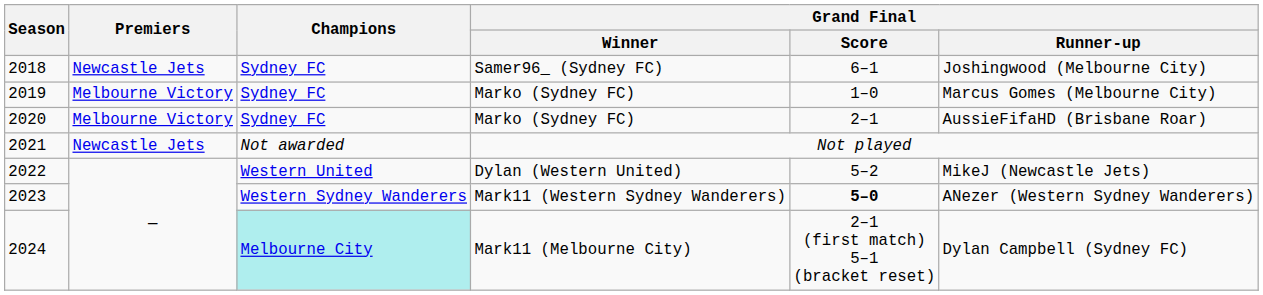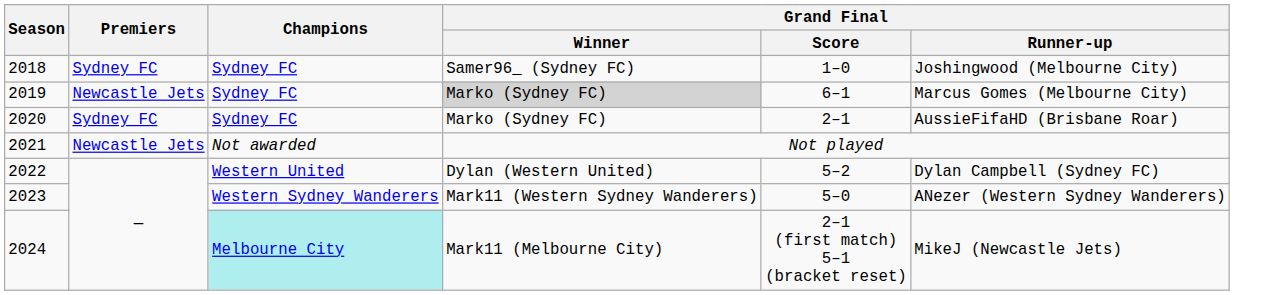(139, 69) Newcastle Jets -> (115, 69) Sydney FC
(864, 69) 6–1 -> (836, 69) 1–0
(153, 94) Melbourne Victory -> (139, 94) Newcastle Jets
(555, 94) no background -> (526, 94) lightgrey background
(864, 94) 1–0 -> (836, 94) 6–1
(153, 120) Melbourne Victory -> (115, 120) Sydney FC
(1046, 171) MikeJ (Newcastle Jets) -> (1037, 171) Dylan Campbell (Sydney FC)
(864, 197) bold -> (836, 197) normal
(1065, 250) Dylan Campbell (Sydney FC) -> (1018, 250) MikeJ (Newcastle Jets)
